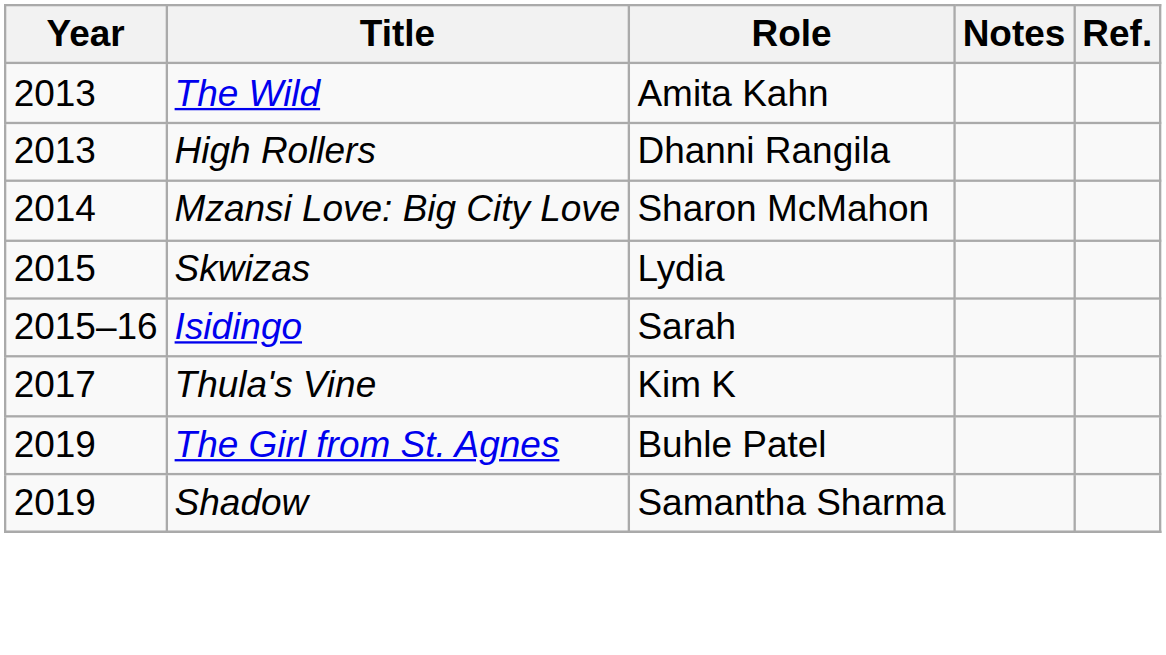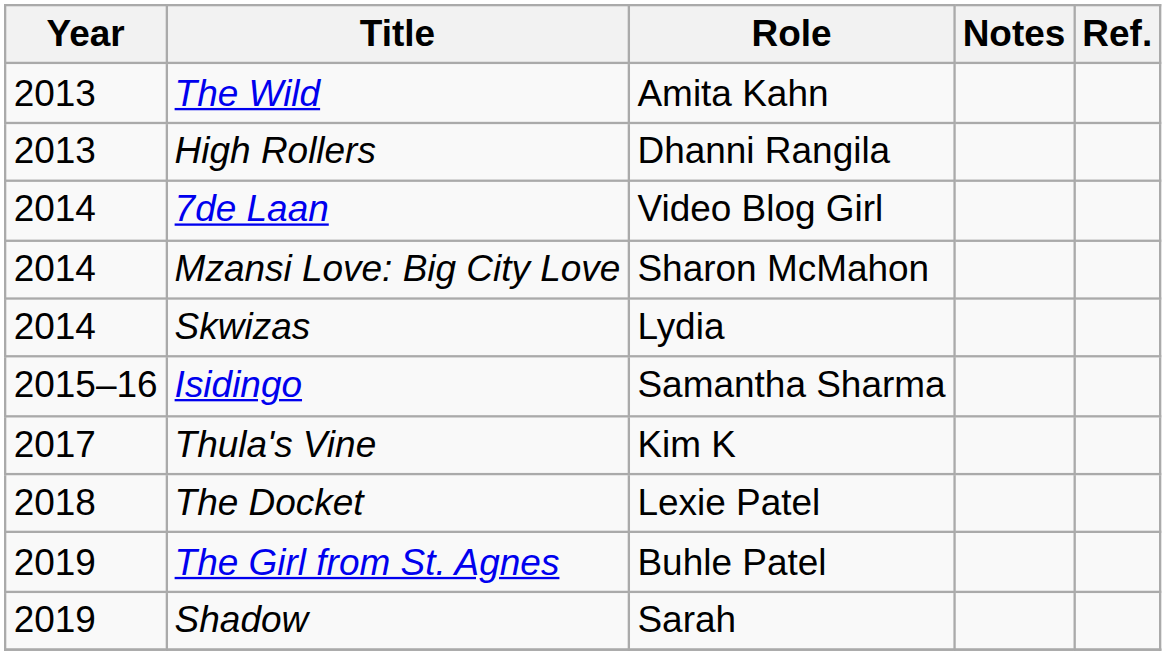+ row: (252, 209)
(55, 268) 2015 -> (55, 326) 2014
(687, 326) Sarah -> (792, 385) Samantha Sharma
+ row: (269, 502)
(792, 502) Samantha Sharma -> (687, 619) Sarah
